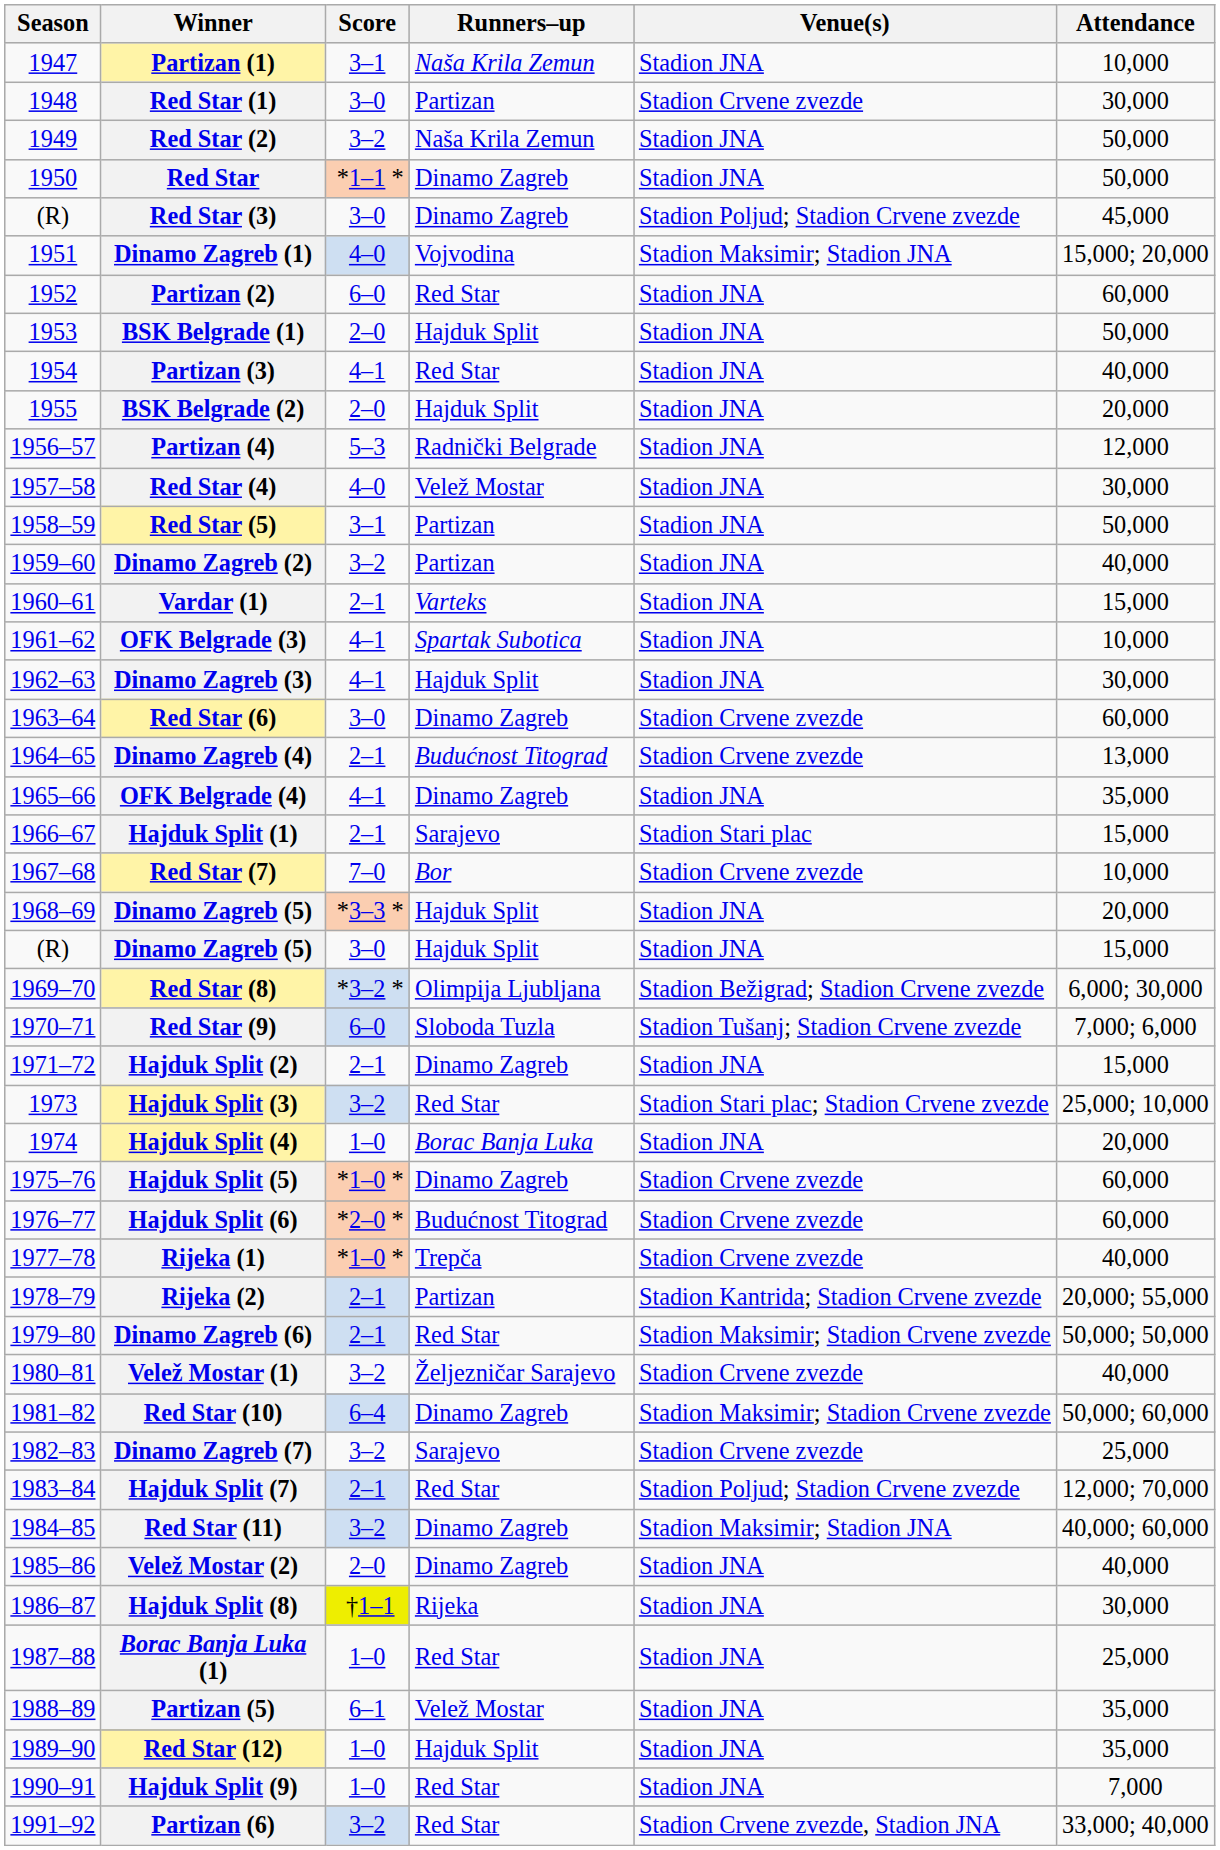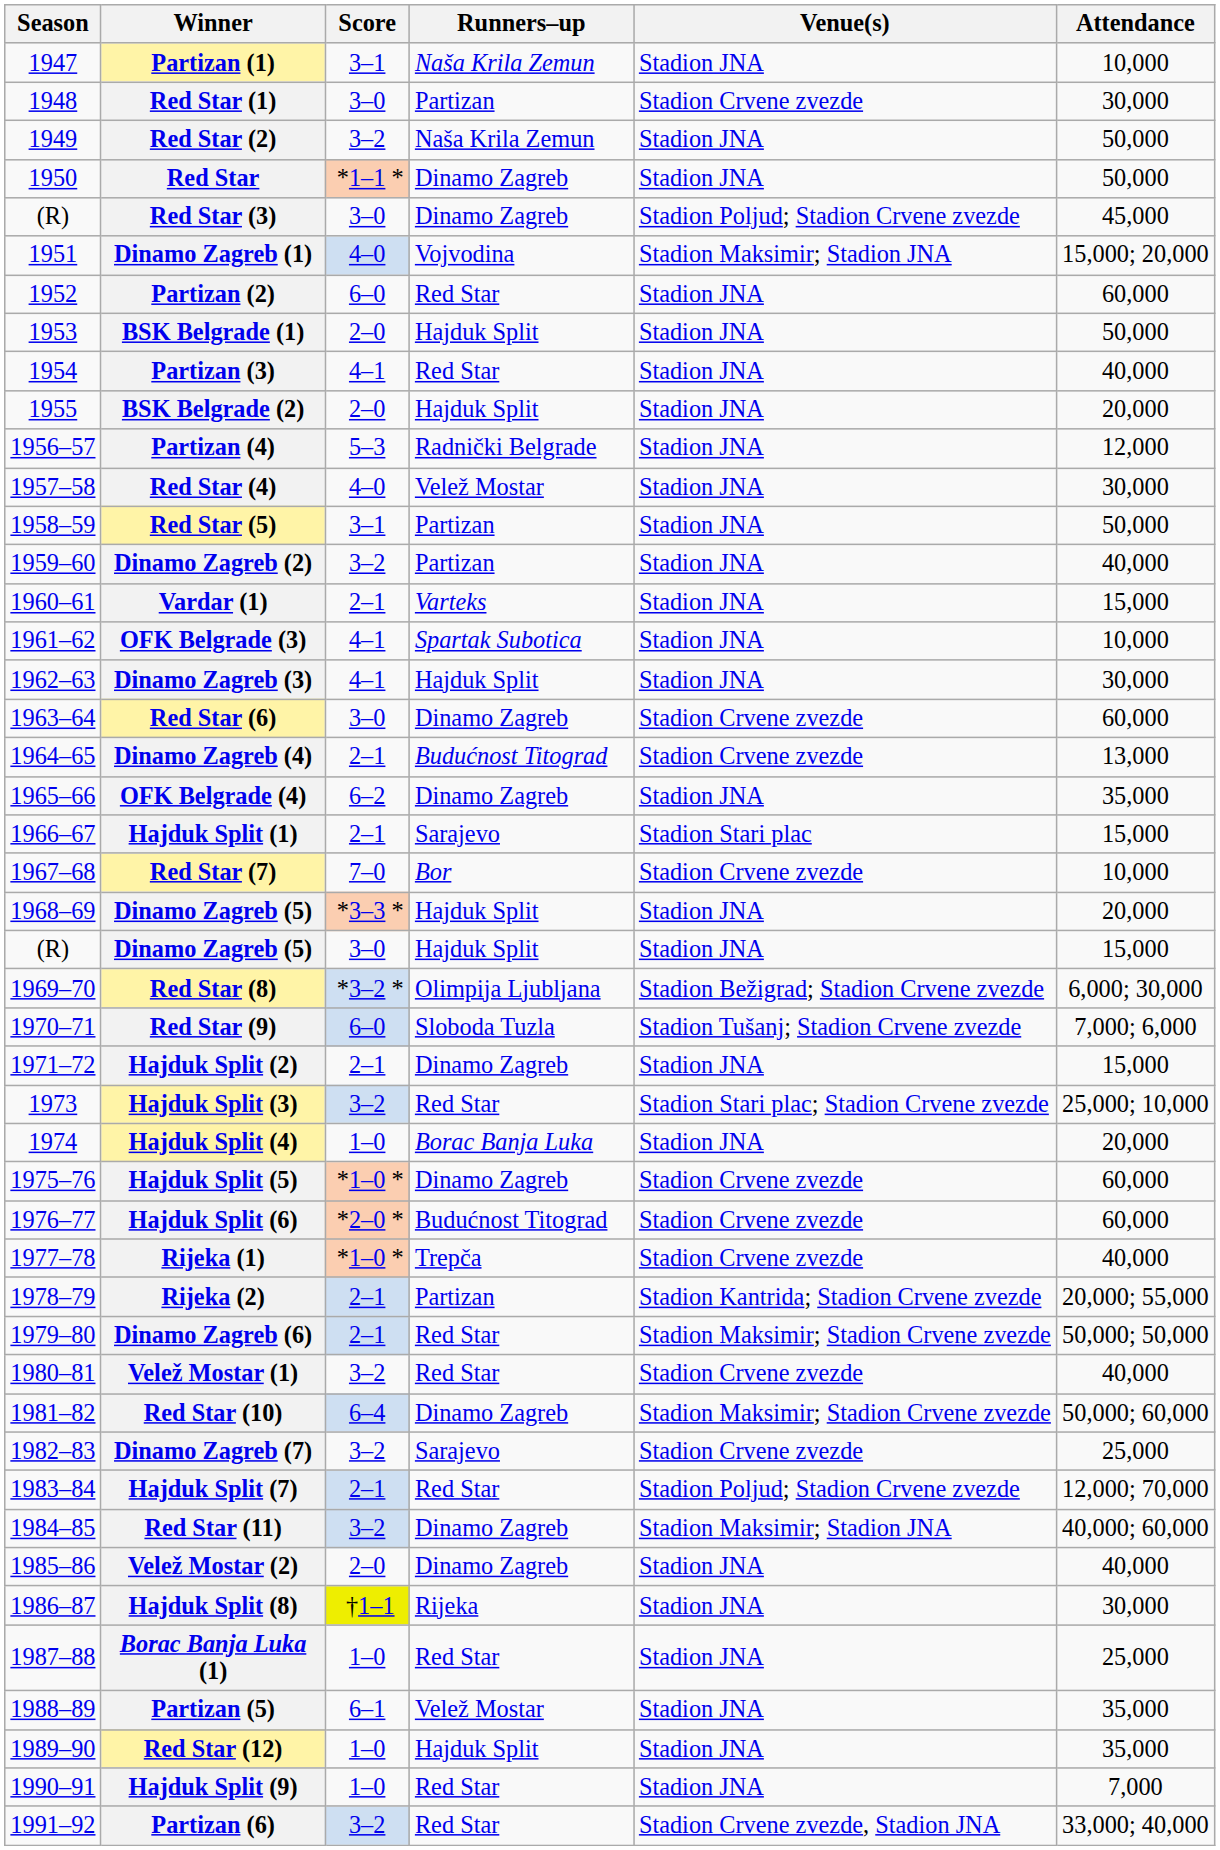(367, 795) 4–1 -> (367, 795) 6–2
(515, 1373) Željezničar Sarajevo -> (457, 1373) Red Star
